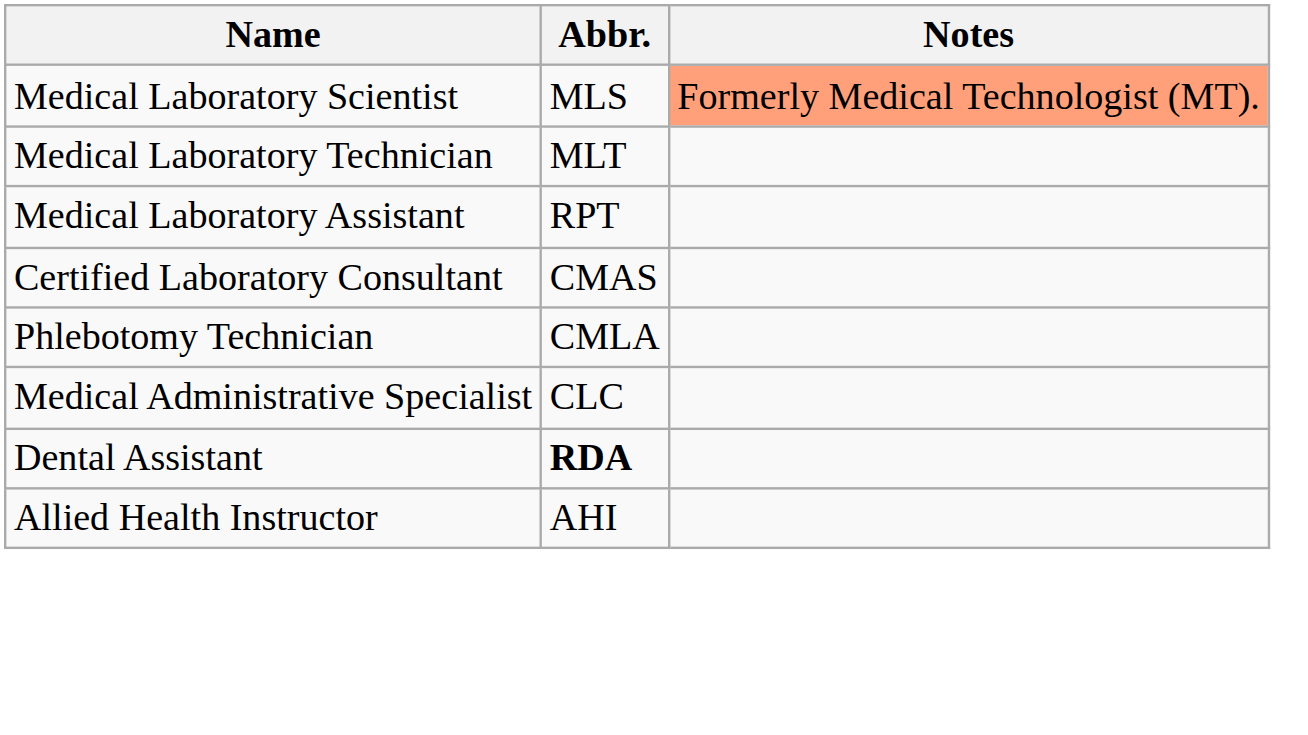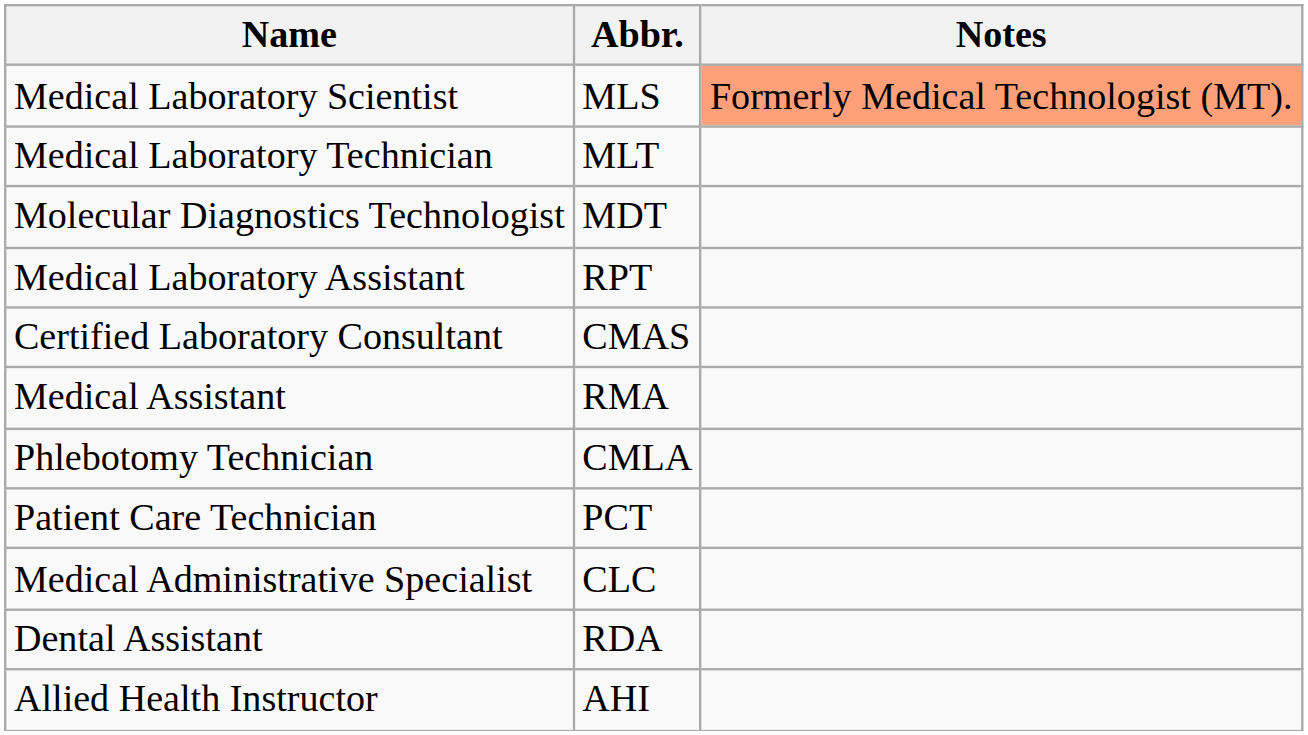+ row: (289, 215)
+ row: (150, 397)
+ row: (195, 517)
(591, 457) bold -> (623, 638) normal
